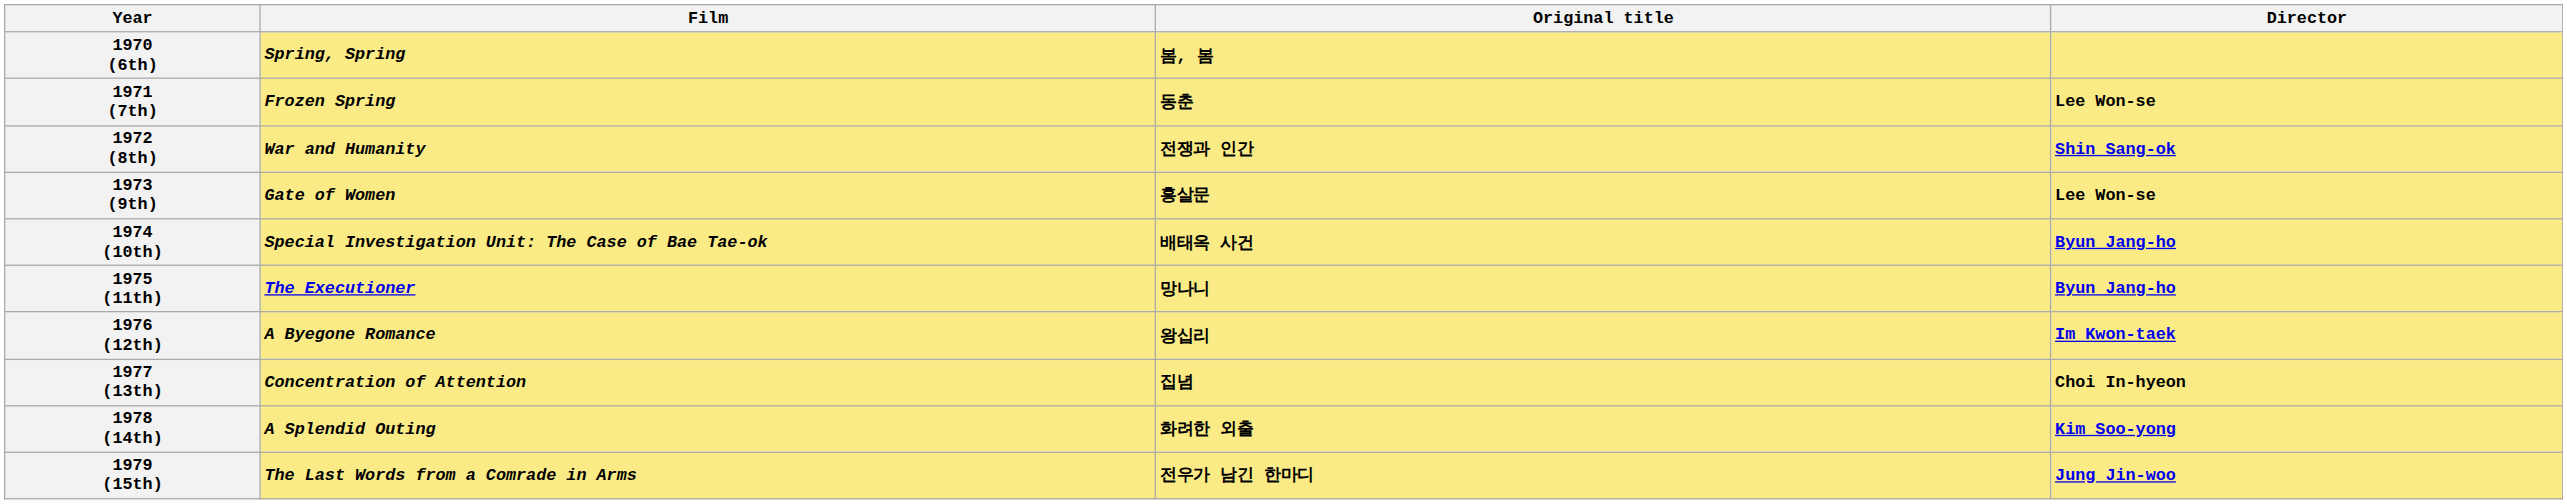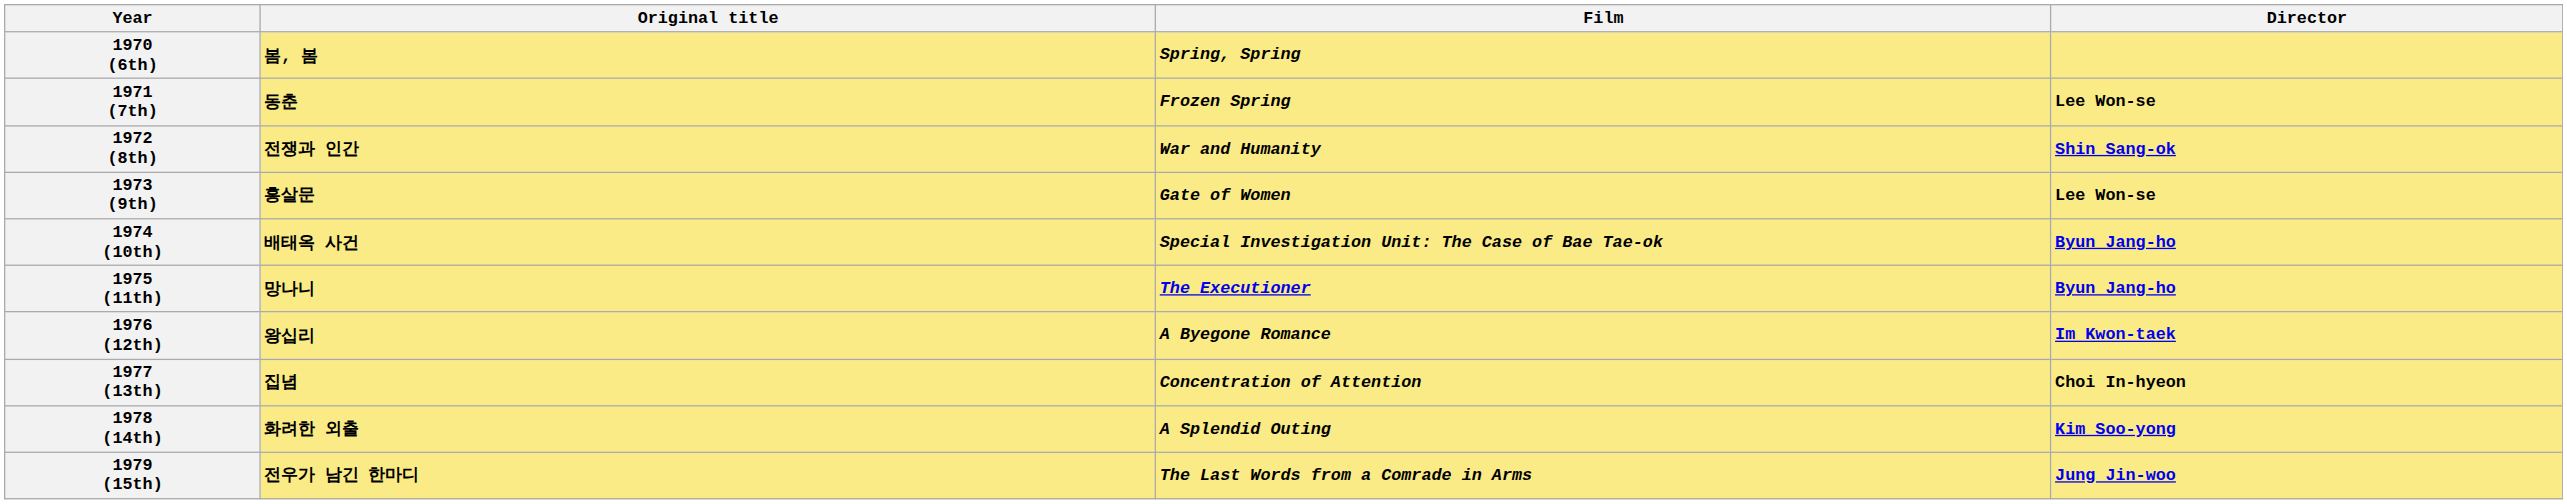columns swapped: (708, 18) <-> (1603, 18)
